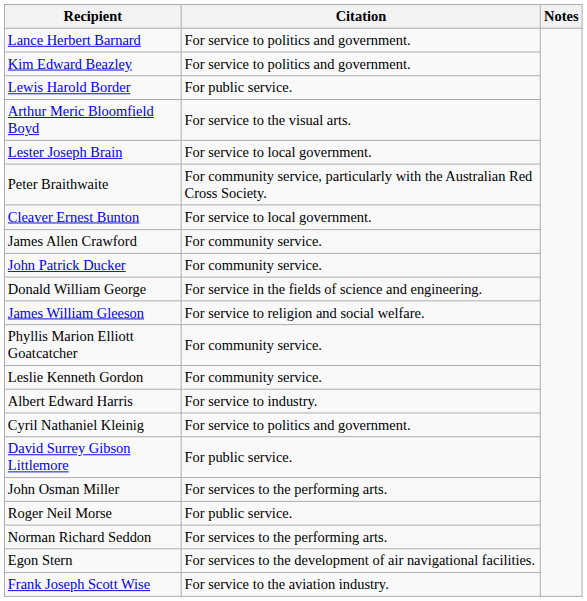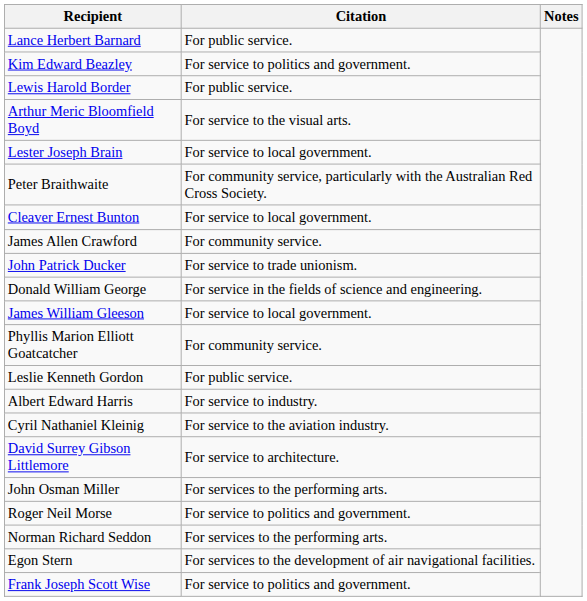(298, 40) For service to politics and government. -> (238, 40) For public service.
(253, 265) For community service. -> (271, 265) For service to trade unionism.
(305, 312) For service to religion and social welfare. -> (278, 312) For service to local government.
(253, 377) For community service. -> (238, 377) For public service.
(298, 425) For service to politics and government. -> (287, 425) For service to the aviation industry.
(238, 457) For public service. -> (262, 457) For service to architecture.
(238, 513) For public service. -> (298, 513) For service to politics and government.
(287, 584) For service to the aviation industry. -> (298, 584) For service to politics and government.
